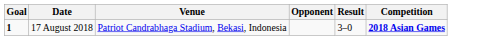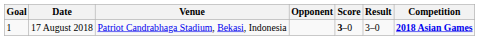+ column: (349, 12)
(9, 27) bold -> (9, 27) normal
